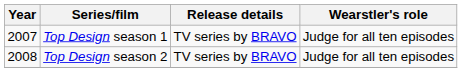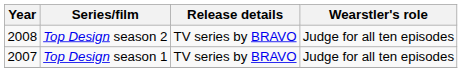rows swapped: (105, 36) <-> (105, 57)
